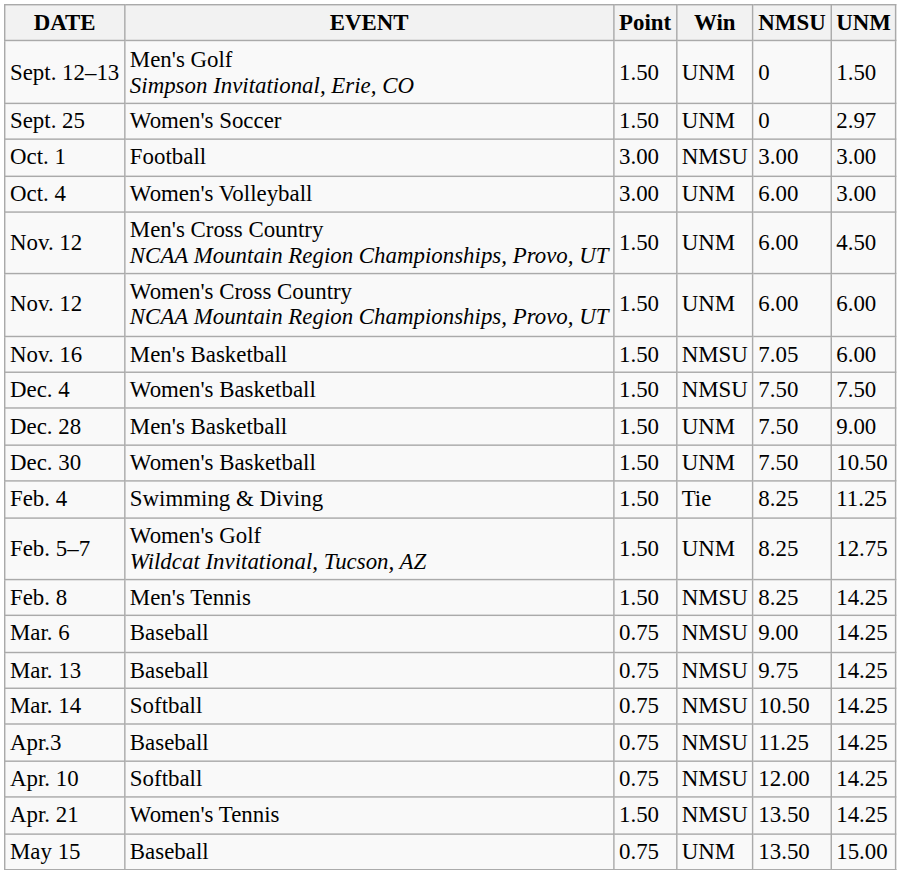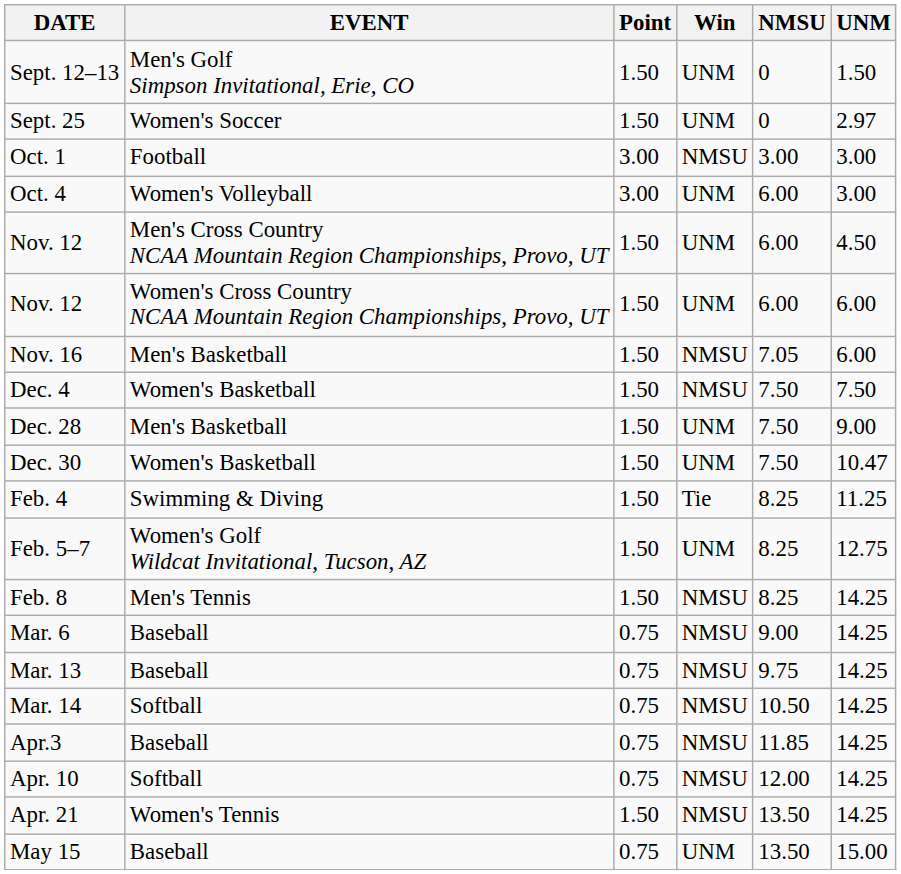(862, 462) 10.50 -> (862, 462) 10.47
(784, 742) 11.25 -> (784, 742) 11.85
